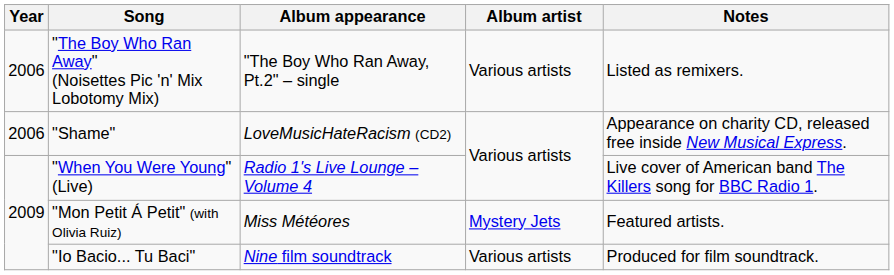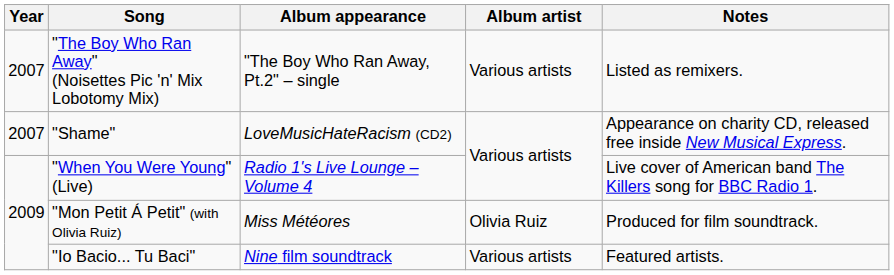(26, 70) 2006 -> (26, 70) 2007
(26, 133) 2006 -> (26, 133) 2007
(515, 221) Mystery Jets -> (508, 221) Olivia Ruiz
(665, 221) Featured artists. -> (712, 221) Produced for film soundtrack.
(713, 257) Produced for film soundtrack. -> (665, 257) Featured artists.
